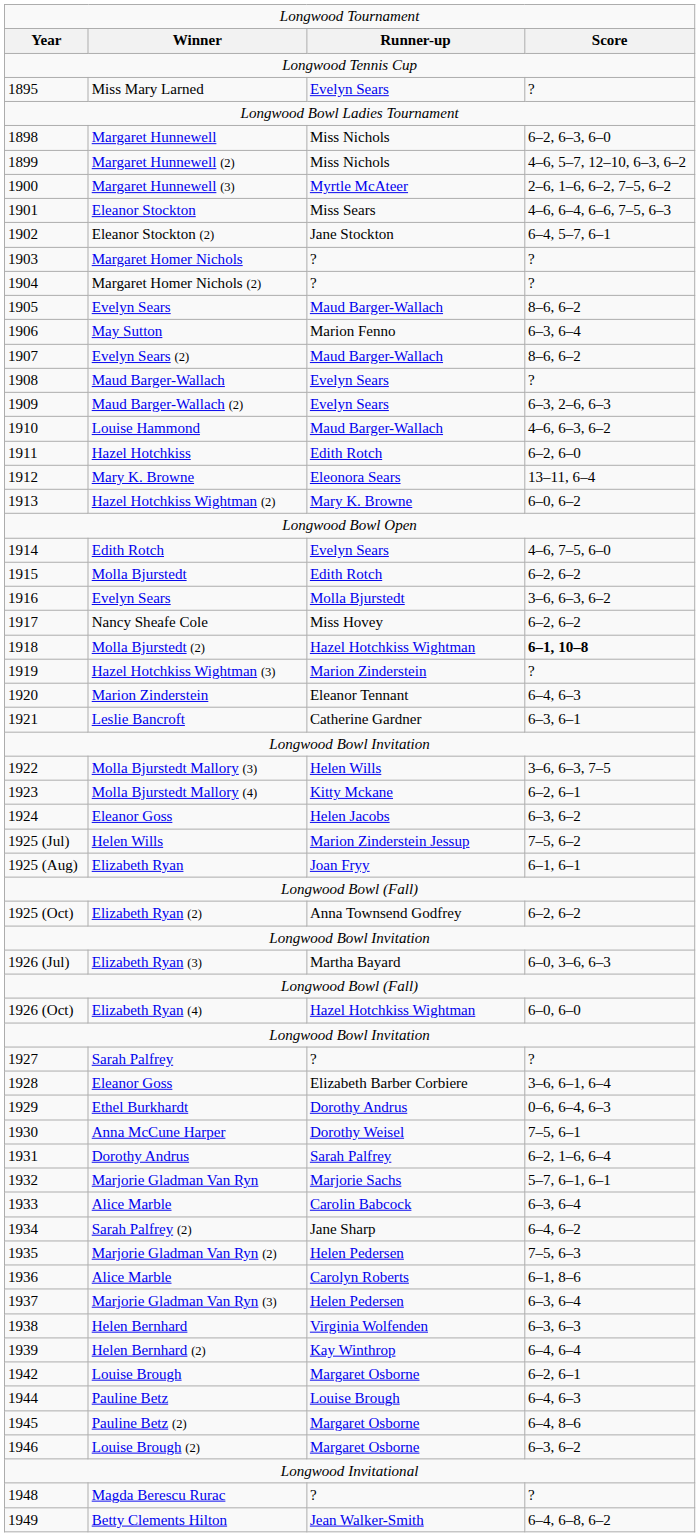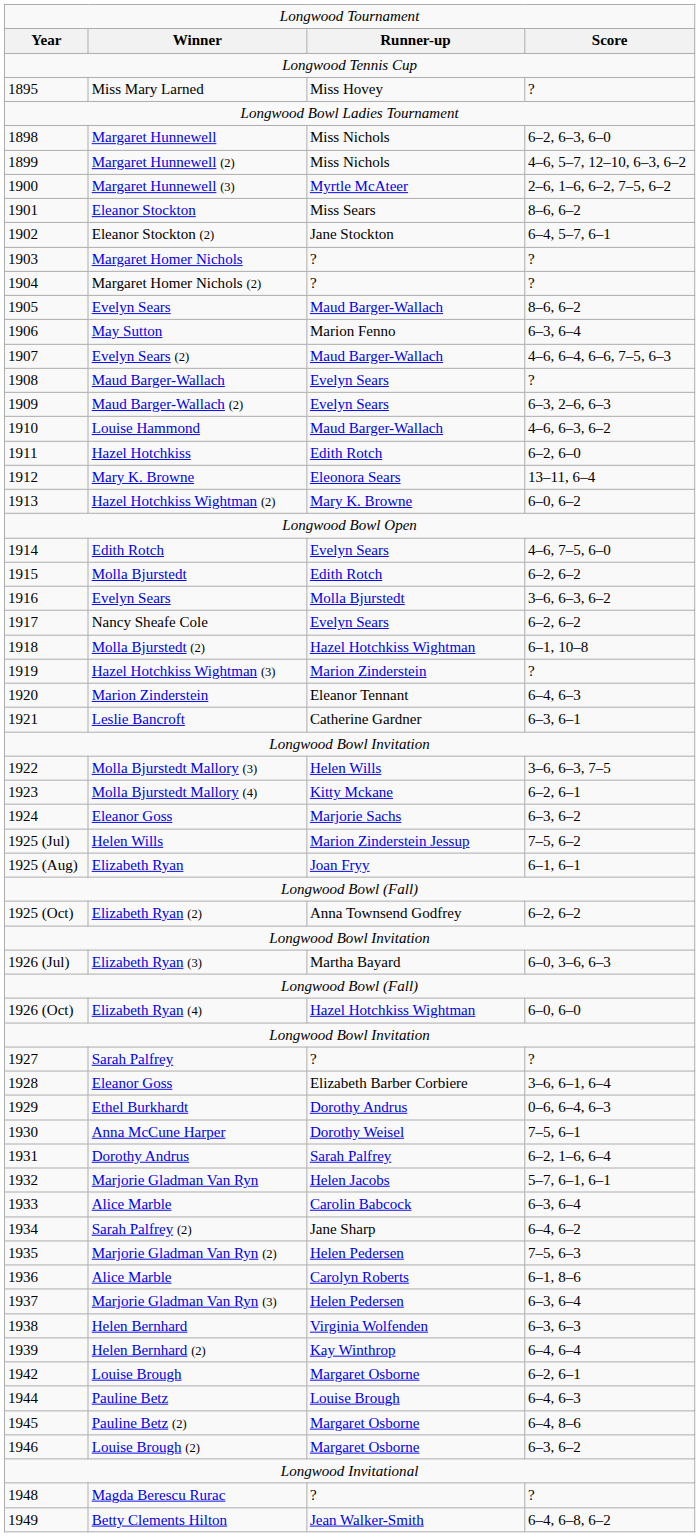(349, 89) Evelyn Sears -> (346, 89) Miss Hovey
(600, 210) 4–6, 6–4, 6–6, 7–5, 6–3 -> (554, 210) 8–6, 6–2
(554, 355) 8–6, 6–2 -> (600, 355) 4–6, 6–4, 6–6, 7–5, 6–3
(346, 622) Miss Hovey -> (349, 622) Evelyn Sears
(558, 646) bold -> (558, 646) normal
(350, 816) Helen Jacobs -> (356, 816) Marjorie Sachs
(356, 1179) Marjorie Sachs -> (350, 1179) Helen Jacobs
